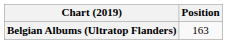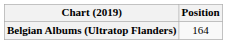(201, 30) 163 -> (201, 30) 164
